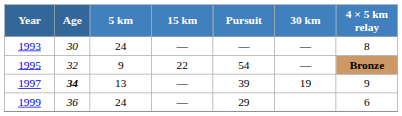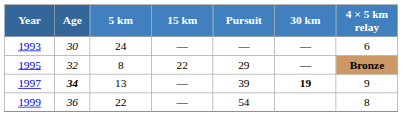(367, 46) 8 -> (367, 46) 6
(121, 65) 9 -> (121, 65) 8
(244, 65) 54 -> (244, 65) 29
(305, 83) normal -> (305, 83) bold
(121, 102) 24 -> (121, 102) 22
(244, 102) 29 -> (244, 102) 54
(367, 102) 6 -> (367, 102) 8
